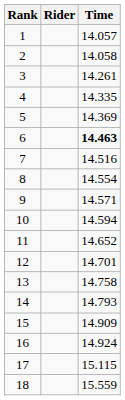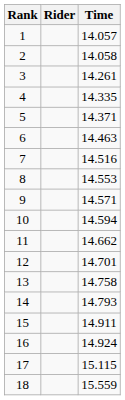(99, 117) 14.369 -> (99, 117) 14.371
(99, 138) bold -> (99, 138) normal
(99, 179) 14.554 -> (99, 179) 14.553
(99, 240) 14.652 -> (99, 240) 14.662
(99, 323) 14.909 -> (99, 323) 14.911
